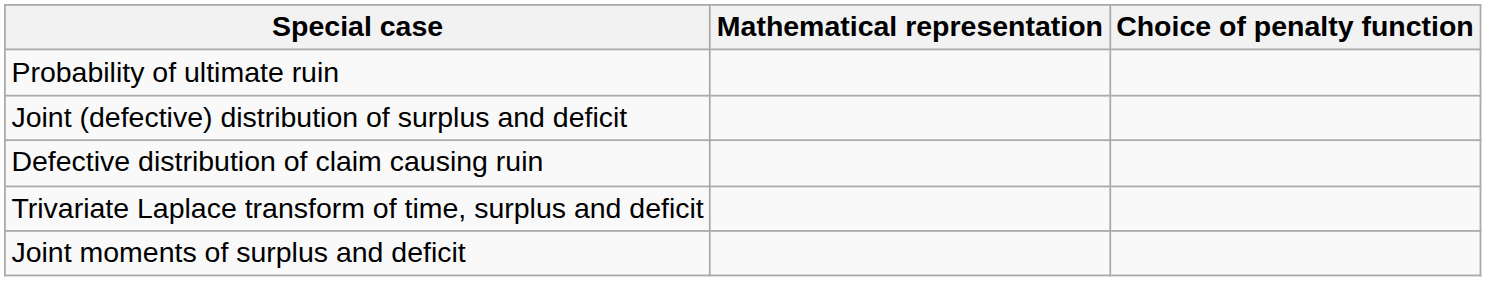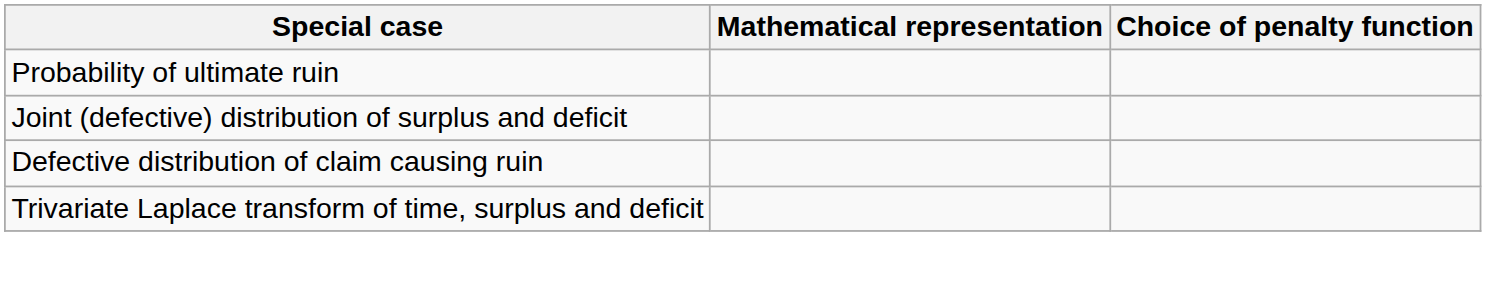- row: (239, 252)
